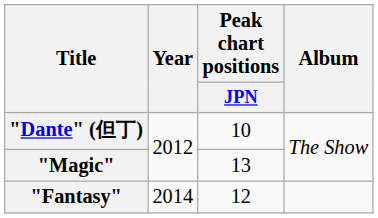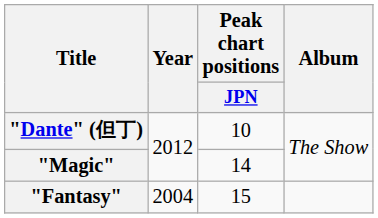(241, 164) 13 -> (241, 164) 14
(173, 196) 2014 -> (173, 196) 2004
(241, 196) 12 -> (241, 196) 15
